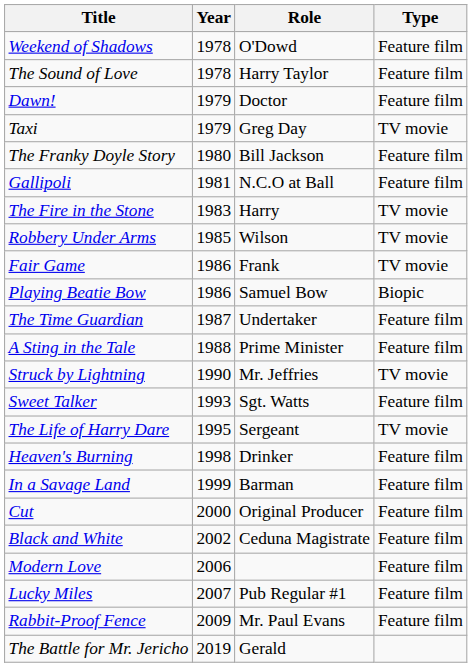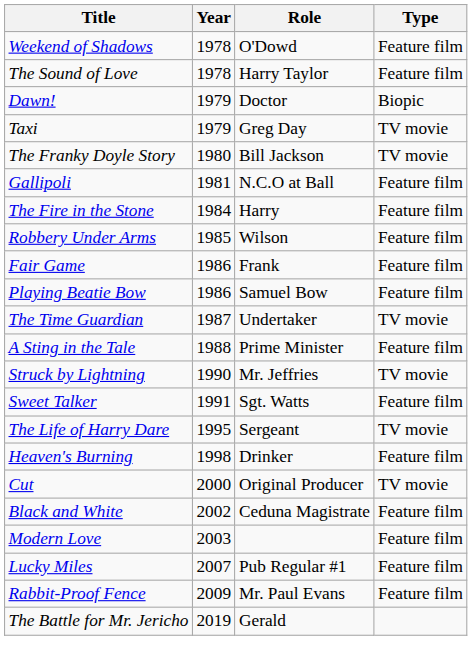(420, 100) Feature film -> (401, 100) Biopic
(420, 155) Feature film -> (413, 155) TV movie
(214, 210) 1983 -> (214, 210) 1984
(413, 210) TV movie -> (420, 210) Feature film
(413, 237) TV movie -> (420, 237) Feature film
(413, 264) TV movie -> (420, 264) Feature film
(401, 292) Biopic -> (420, 292) Feature film
(420, 319) Feature film -> (413, 319) TV movie
(214, 401) 1993 -> (214, 401) 1991
- row: (69, 484)
(420, 511) Feature film -> (413, 484) TV movie
(214, 566) 2006 -> (214, 538) 2003
